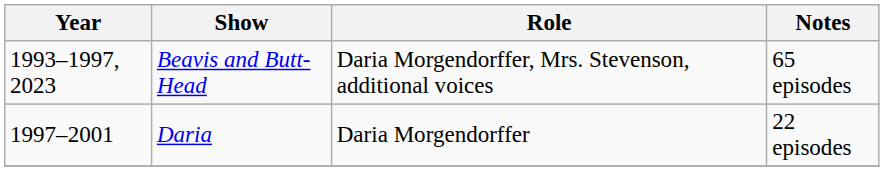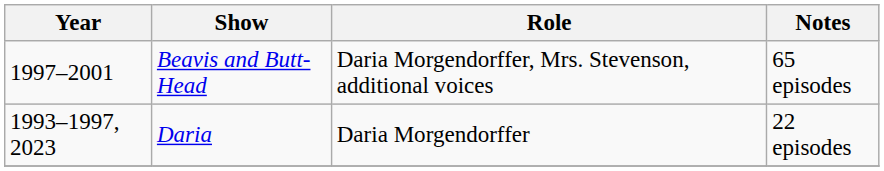(65, 72) 1993–1997, 2023 -> (62, 72) 1997–2001
(62, 134) 1997–2001 -> (65, 134) 1993–1997, 2023
